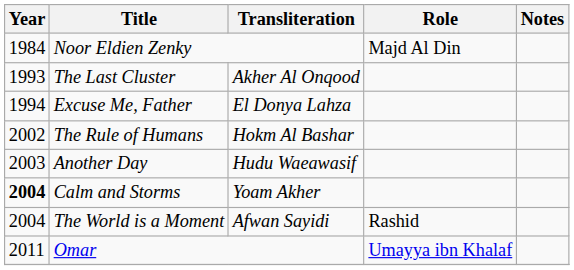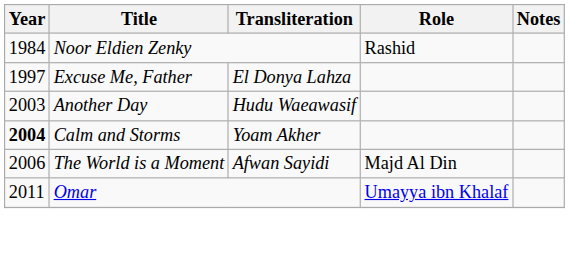(414, 47) Majd Al Din -> (390, 47) Rashid
- row: (114, 76)
(27, 105) 1994 -> (27, 76) 1997
- row: (128, 134)
(27, 221) 2004 -> (27, 163) 2006
(394, 221) Rashid -> (411, 163) Majd Al Din
